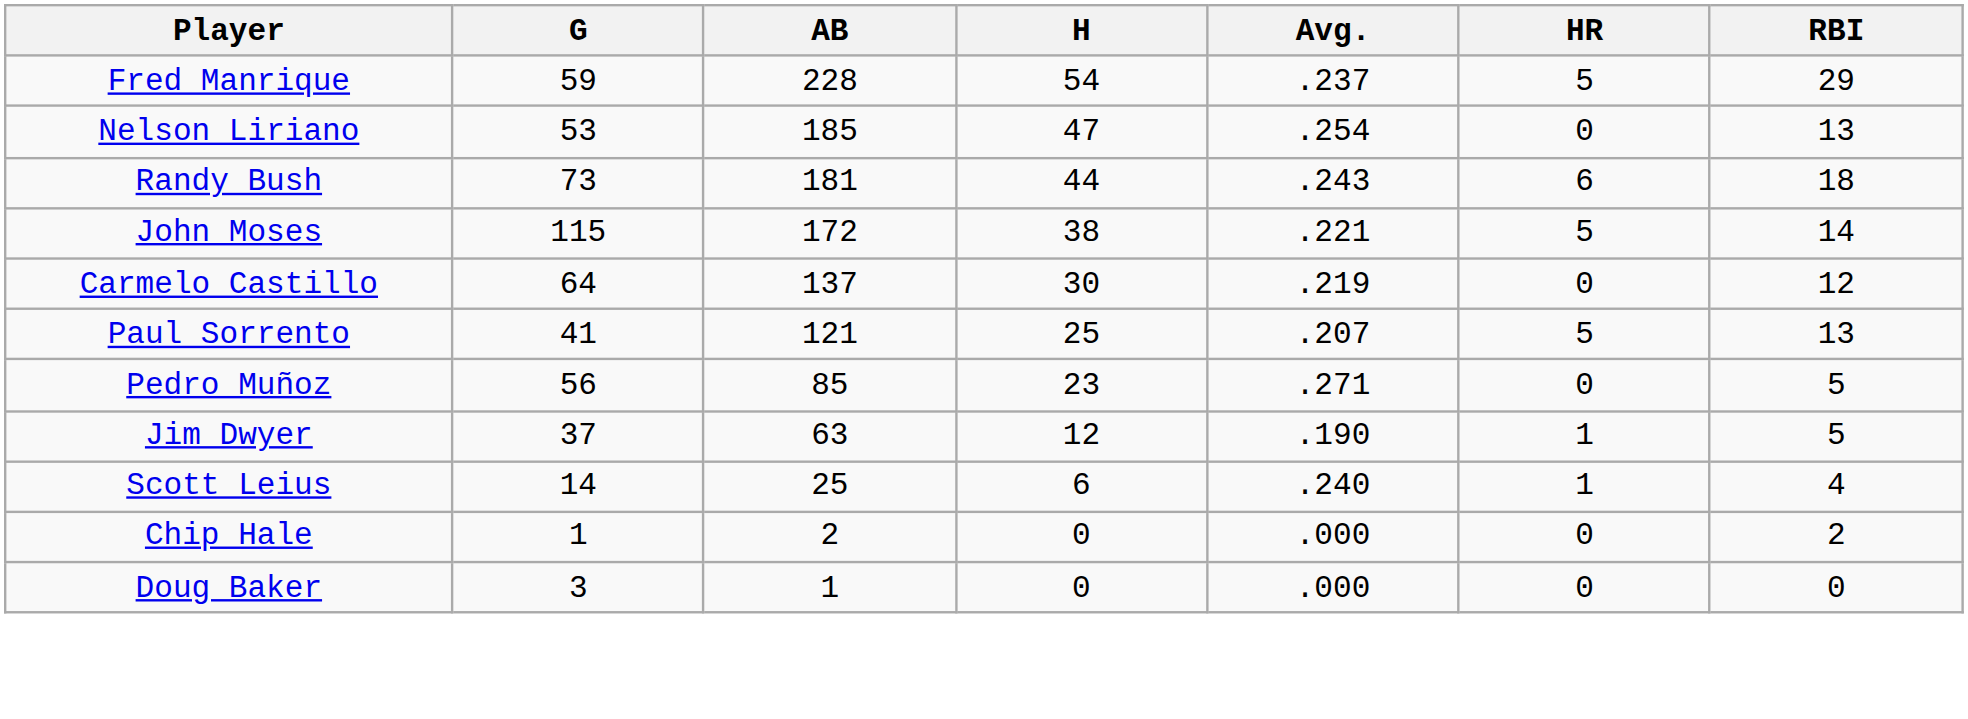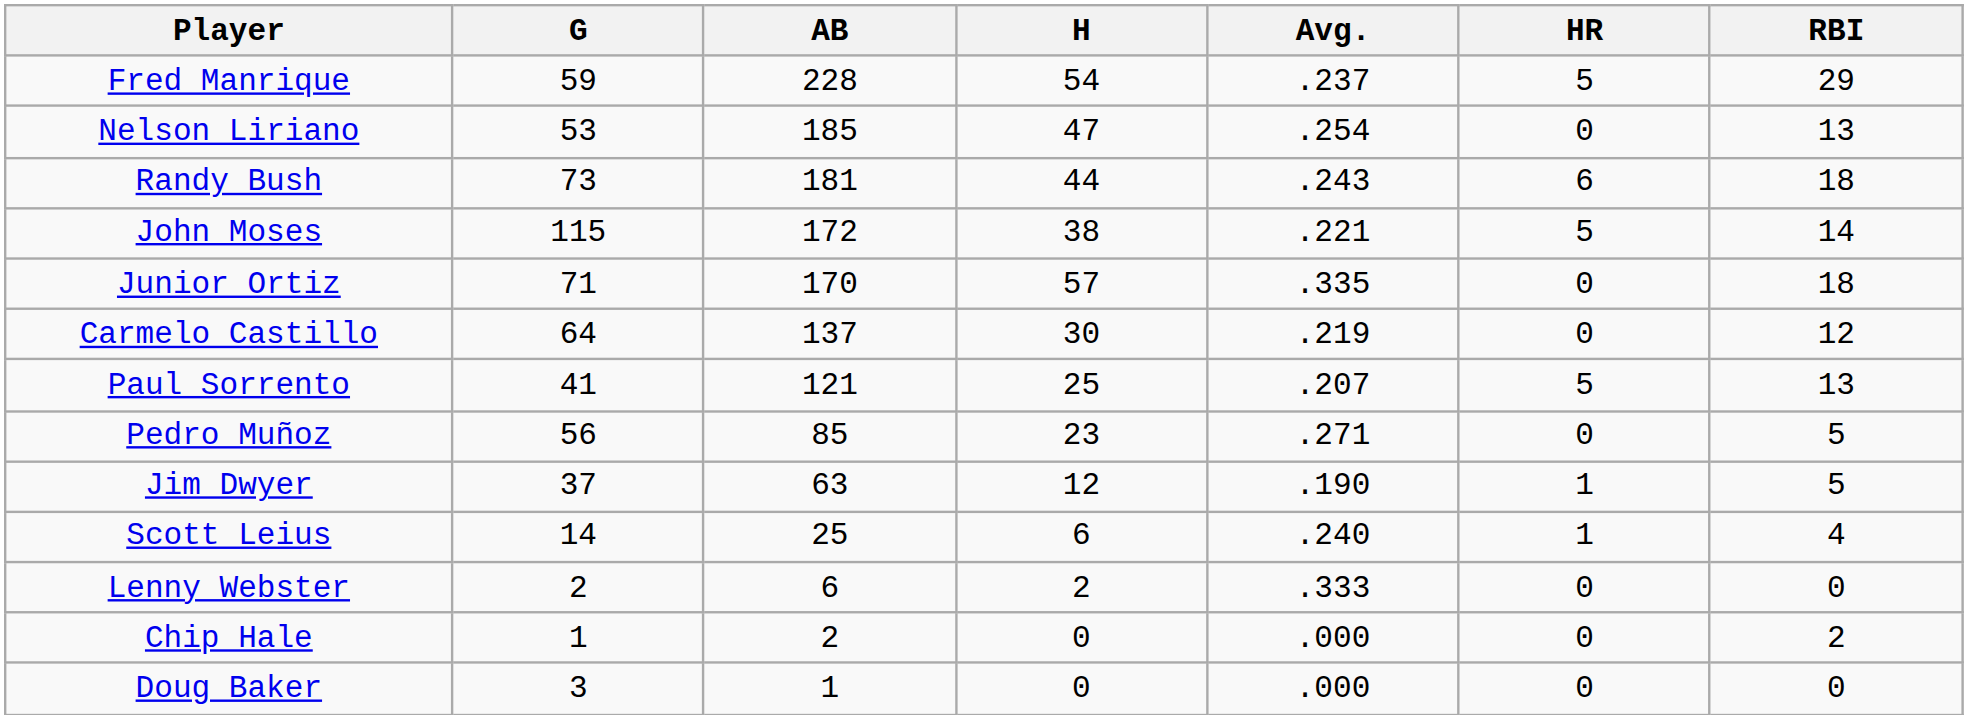+ row: (229, 284)
+ row: (229, 588)
